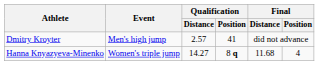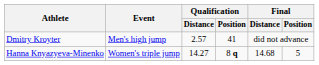(265, 53) 11.68 -> (265, 53) 14.68
(298, 53) 4 -> (298, 53) 5
